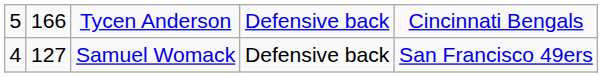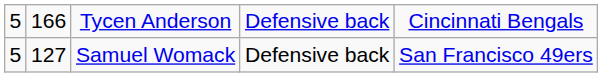(15, 54) 4 -> (15, 54) 5
